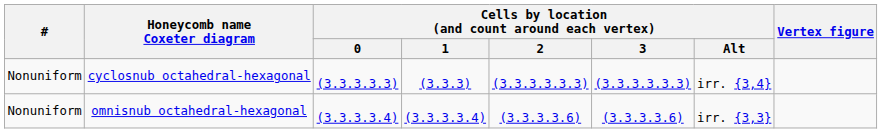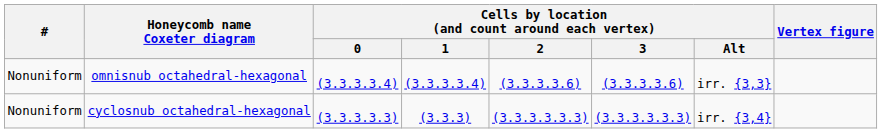rows swapped: (199, 76) <-> (199, 111)
